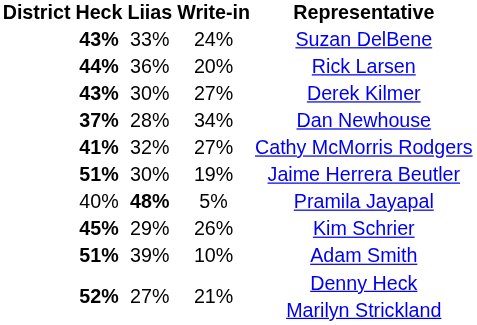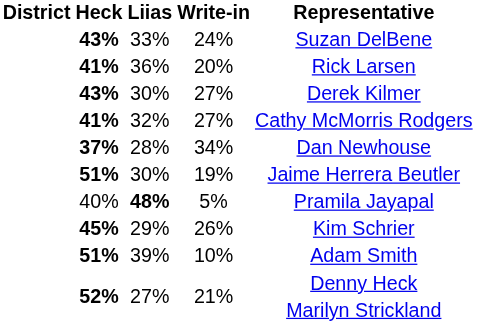(99, 66) 44% -> (99, 66) 41%
rows swapped: (150, 120) <-> (150, 147)
